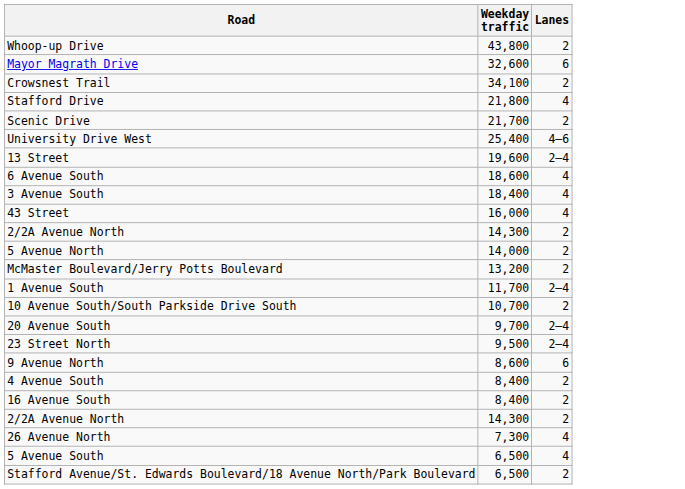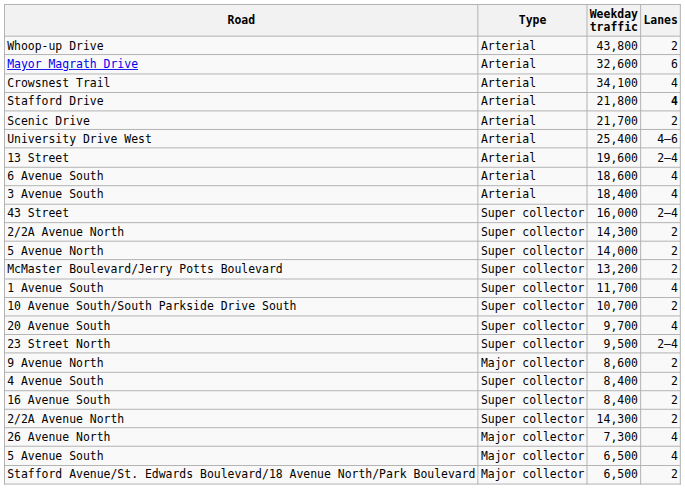+ column: (533, 20)
(566, 83) 2 -> (674, 83) 4
(566, 102) normal -> (674, 102) bold
(566, 213) 4 -> (667, 213) 2–4
(559, 288) 2–4 -> (674, 288) 4
(559, 325) 2–4 -> (674, 325) 4
(566, 363) 6 -> (674, 363) 2
